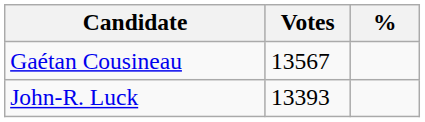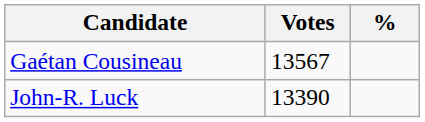(300, 97) 13393 -> (300, 97) 13390
